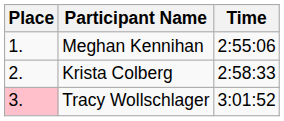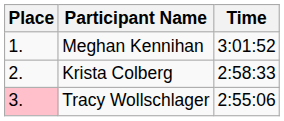(247, 45) 2:55:06 -> (247, 45) 3:01:52
(247, 101) 3:01:52 -> (247, 101) 2:55:06
